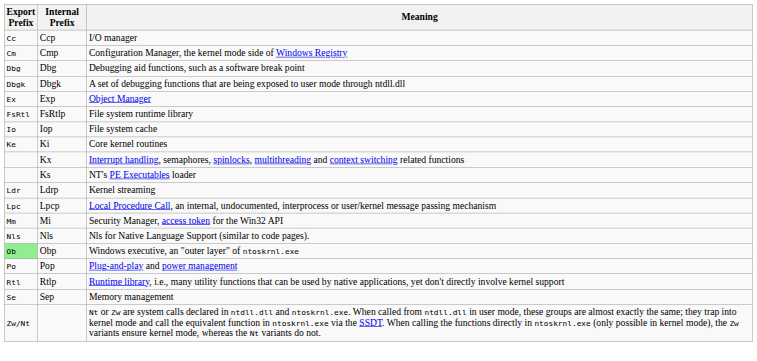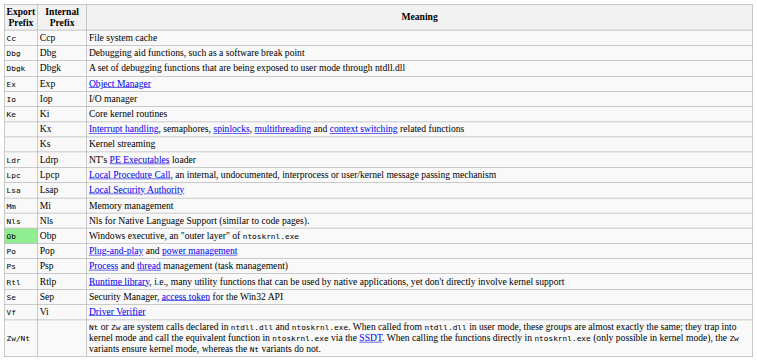(113, 38) I/O manager -> (123, 38) File system cache
- row: (49, 53)
- row: (53, 114)
(123, 129) File system cache -> (113, 99) I/O manager
(142, 175) NT's PE Executables loader -> (122, 144) Kernel streaming
(122, 190) Kernel streaming -> (142, 159) NT's PE Executables loader
+ row: (49, 190)
(186, 220) Security Manager, access token for the Win32 API -> (131, 205) Memory management
+ row: (47, 266)
(131, 296) Memory management -> (186, 296) Security Manager, access token for the Win32 API
+ row: (44, 312)
